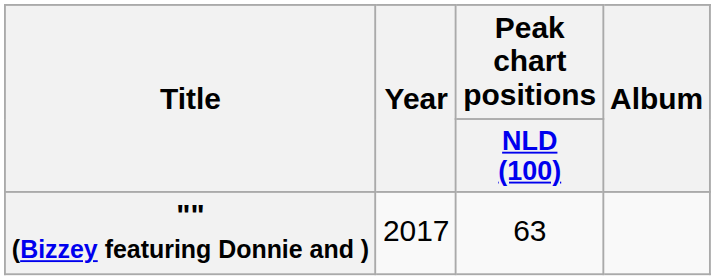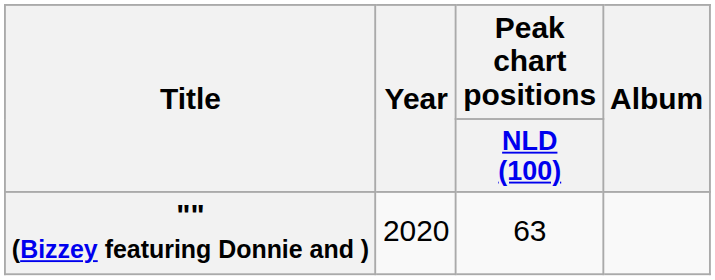(416, 232) 2017 -> (416, 232) 2020
